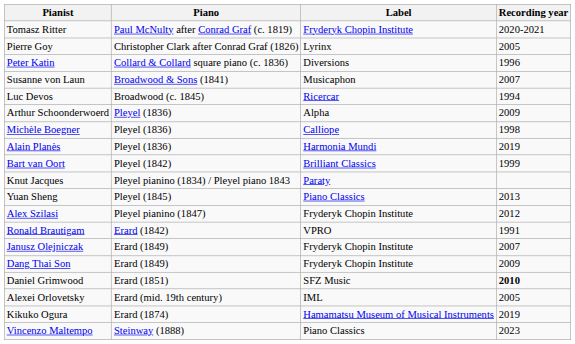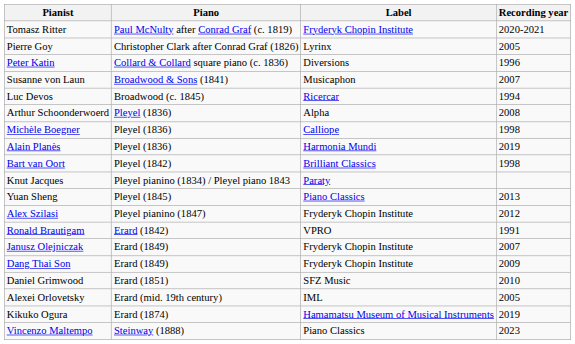(509, 113) 2009 -> (509, 113) 2008
(509, 163) 1999 -> (509, 163) 1998
(509, 280) bold -> (509, 280) normal
